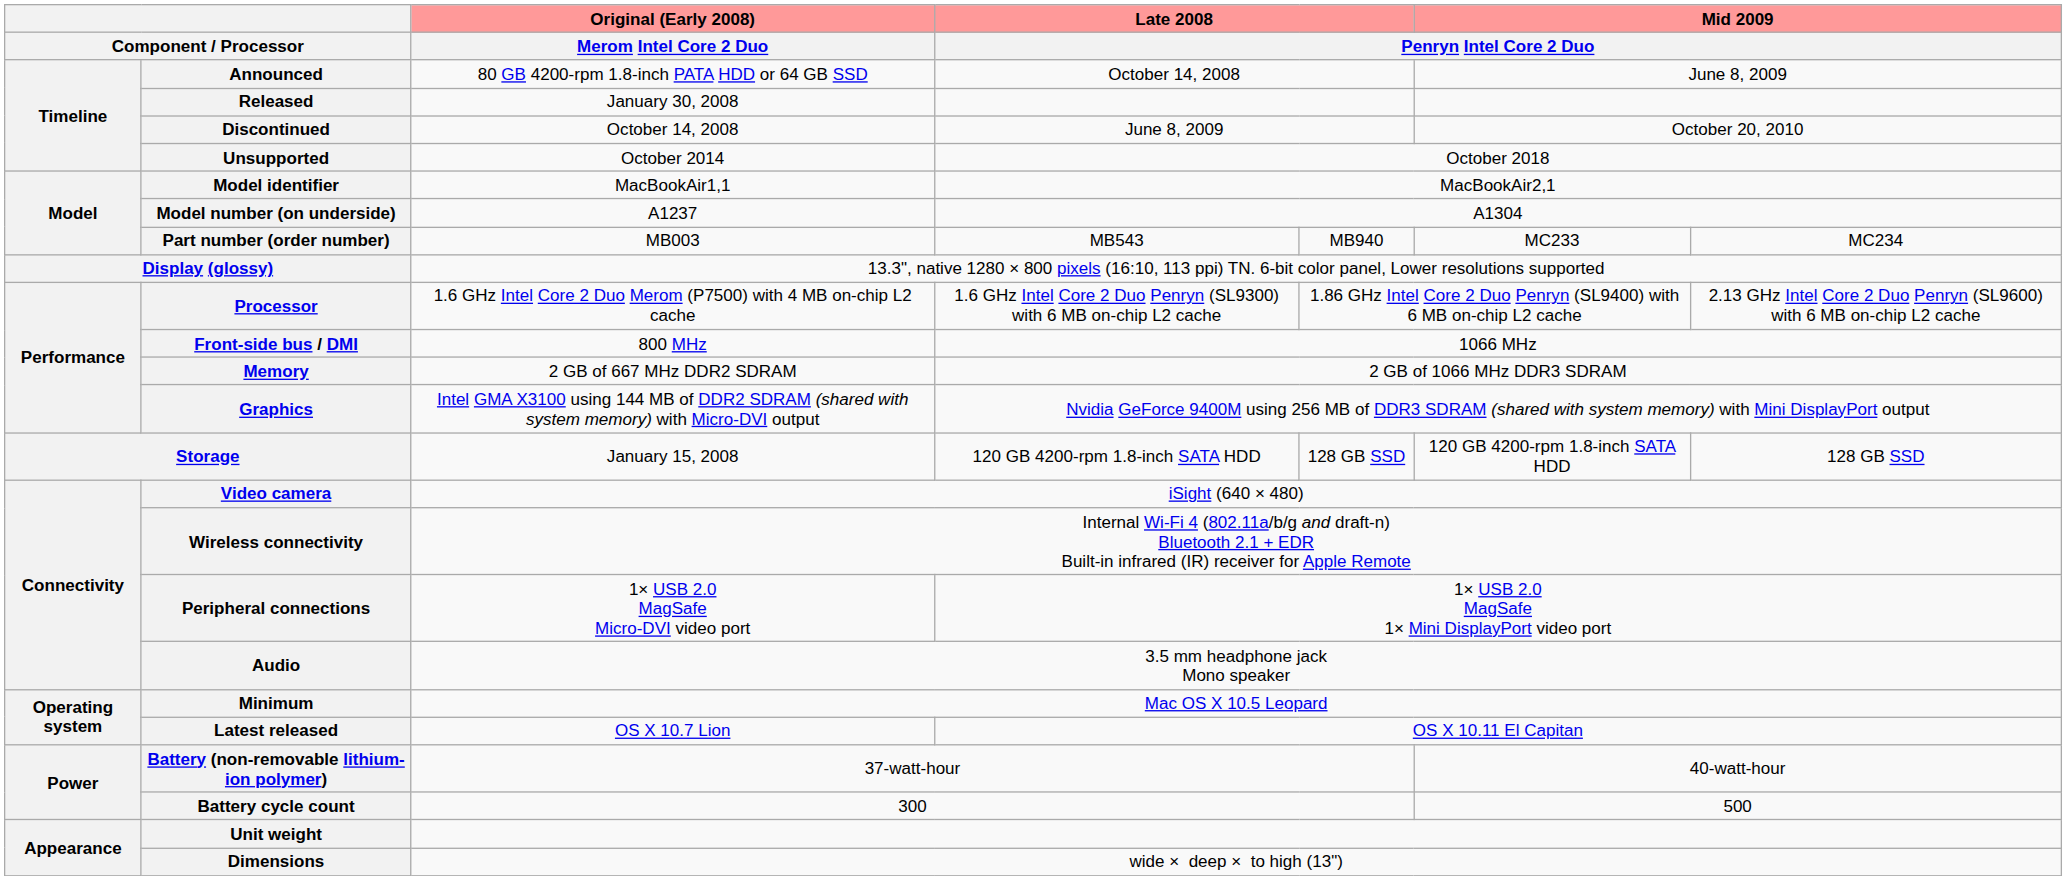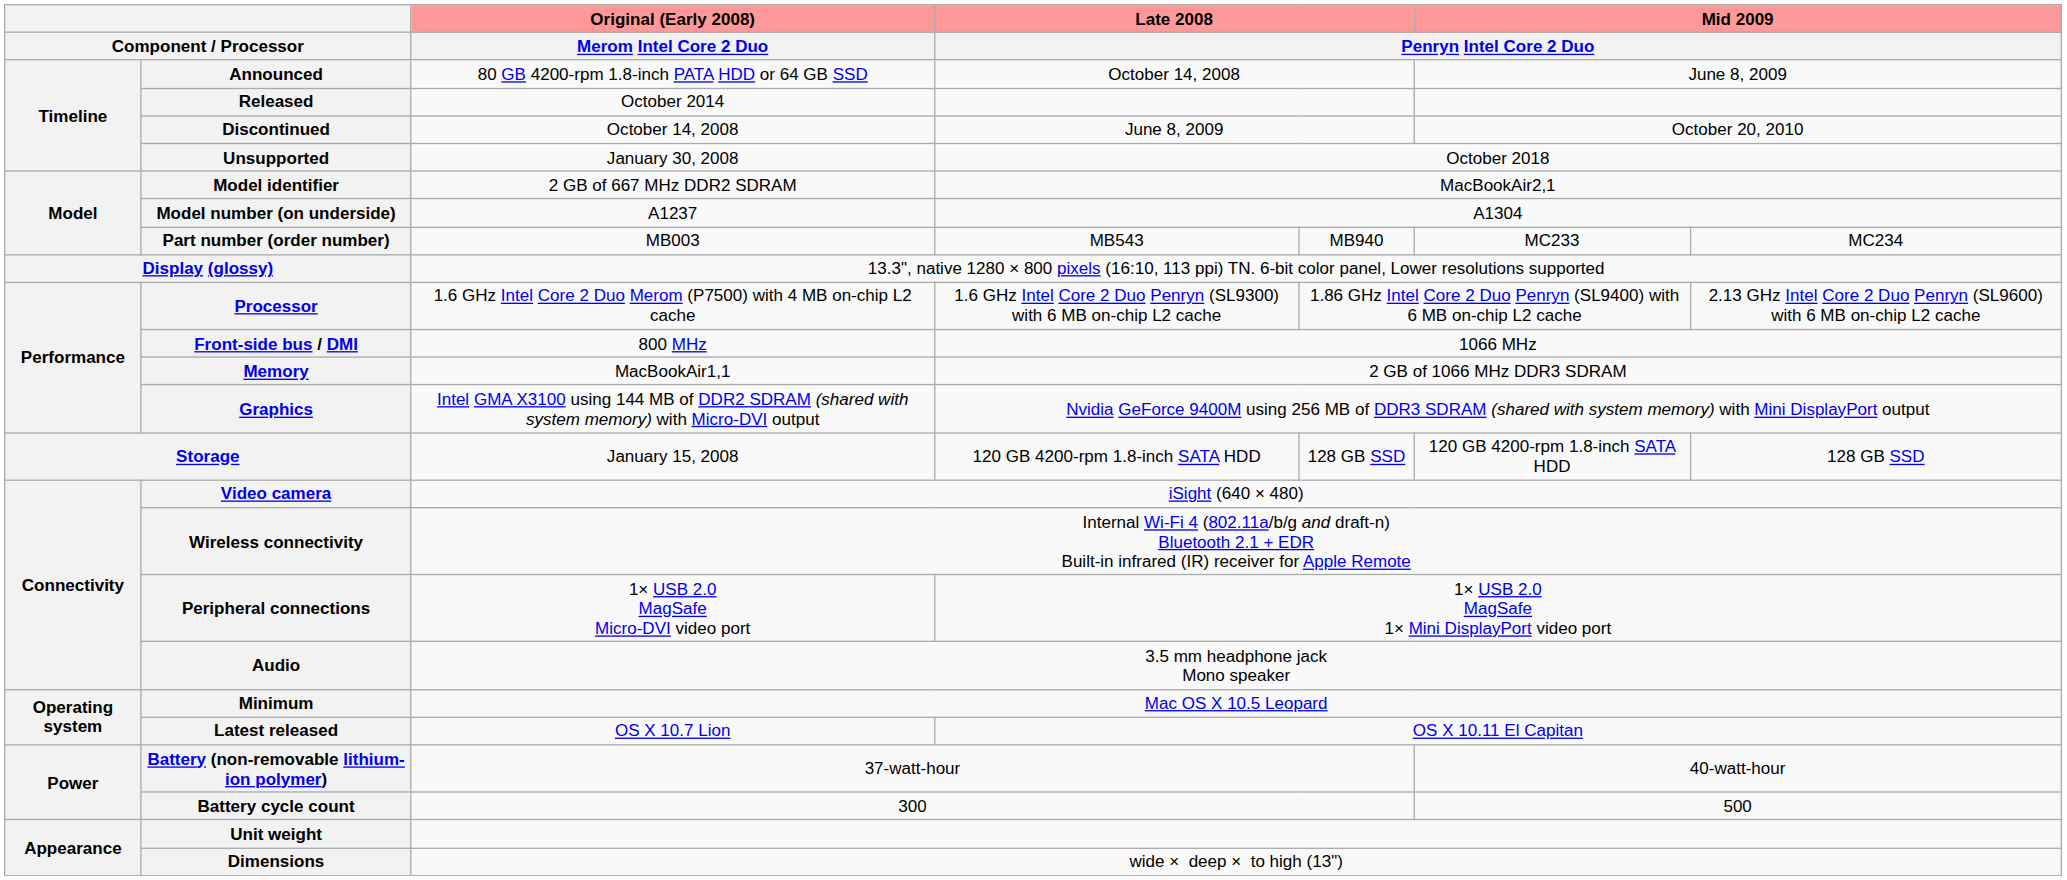(673, 102) January 30, 2008 -> (673, 102) October 2014
(673, 157) October 2014 -> (673, 157) January 30, 2008
(673, 185) MacBookAir1,1 -> (673, 185) 2 GB of 667 MHz DDR2 SDRAM
(673, 371) 2 GB of 667 MHz DDR2 SDRAM -> (673, 371) MacBookAir1,1
